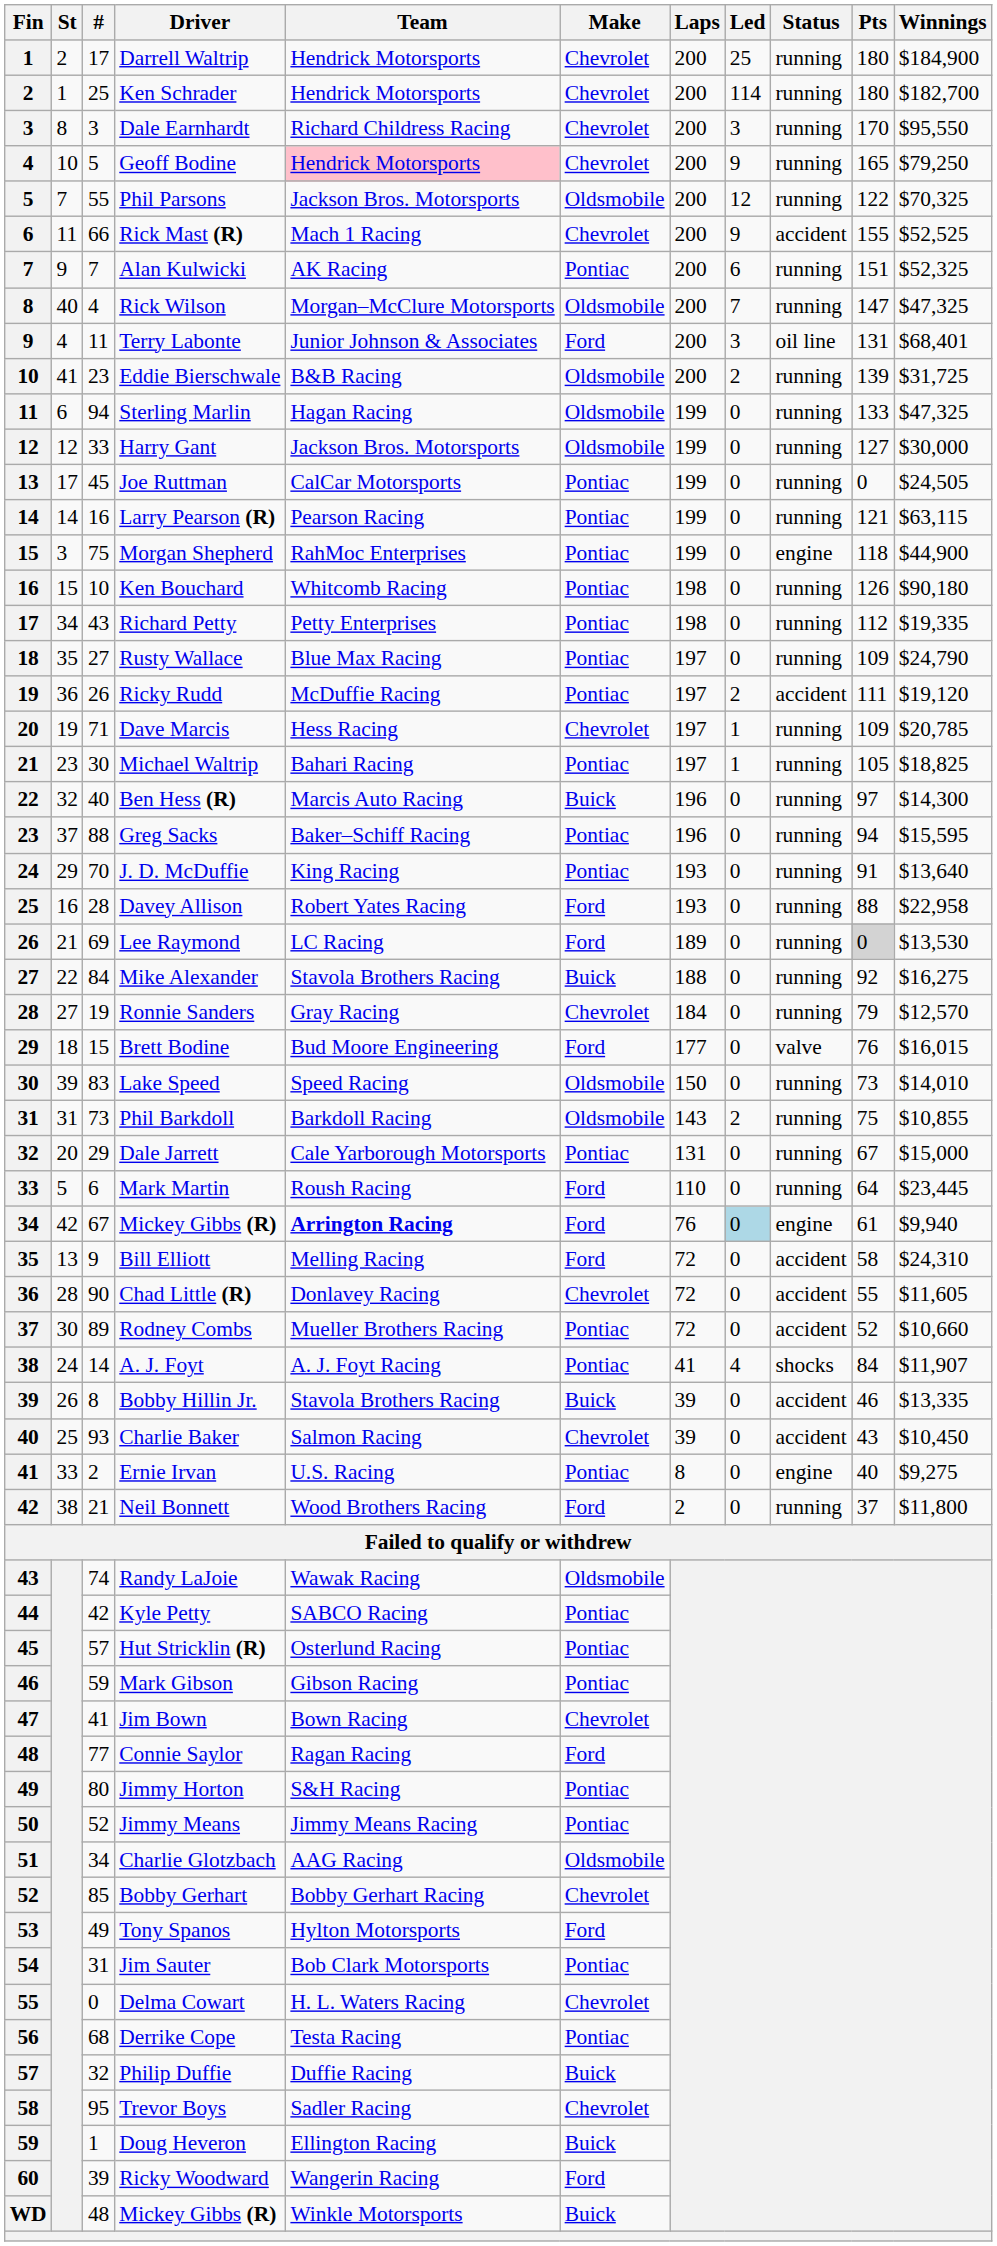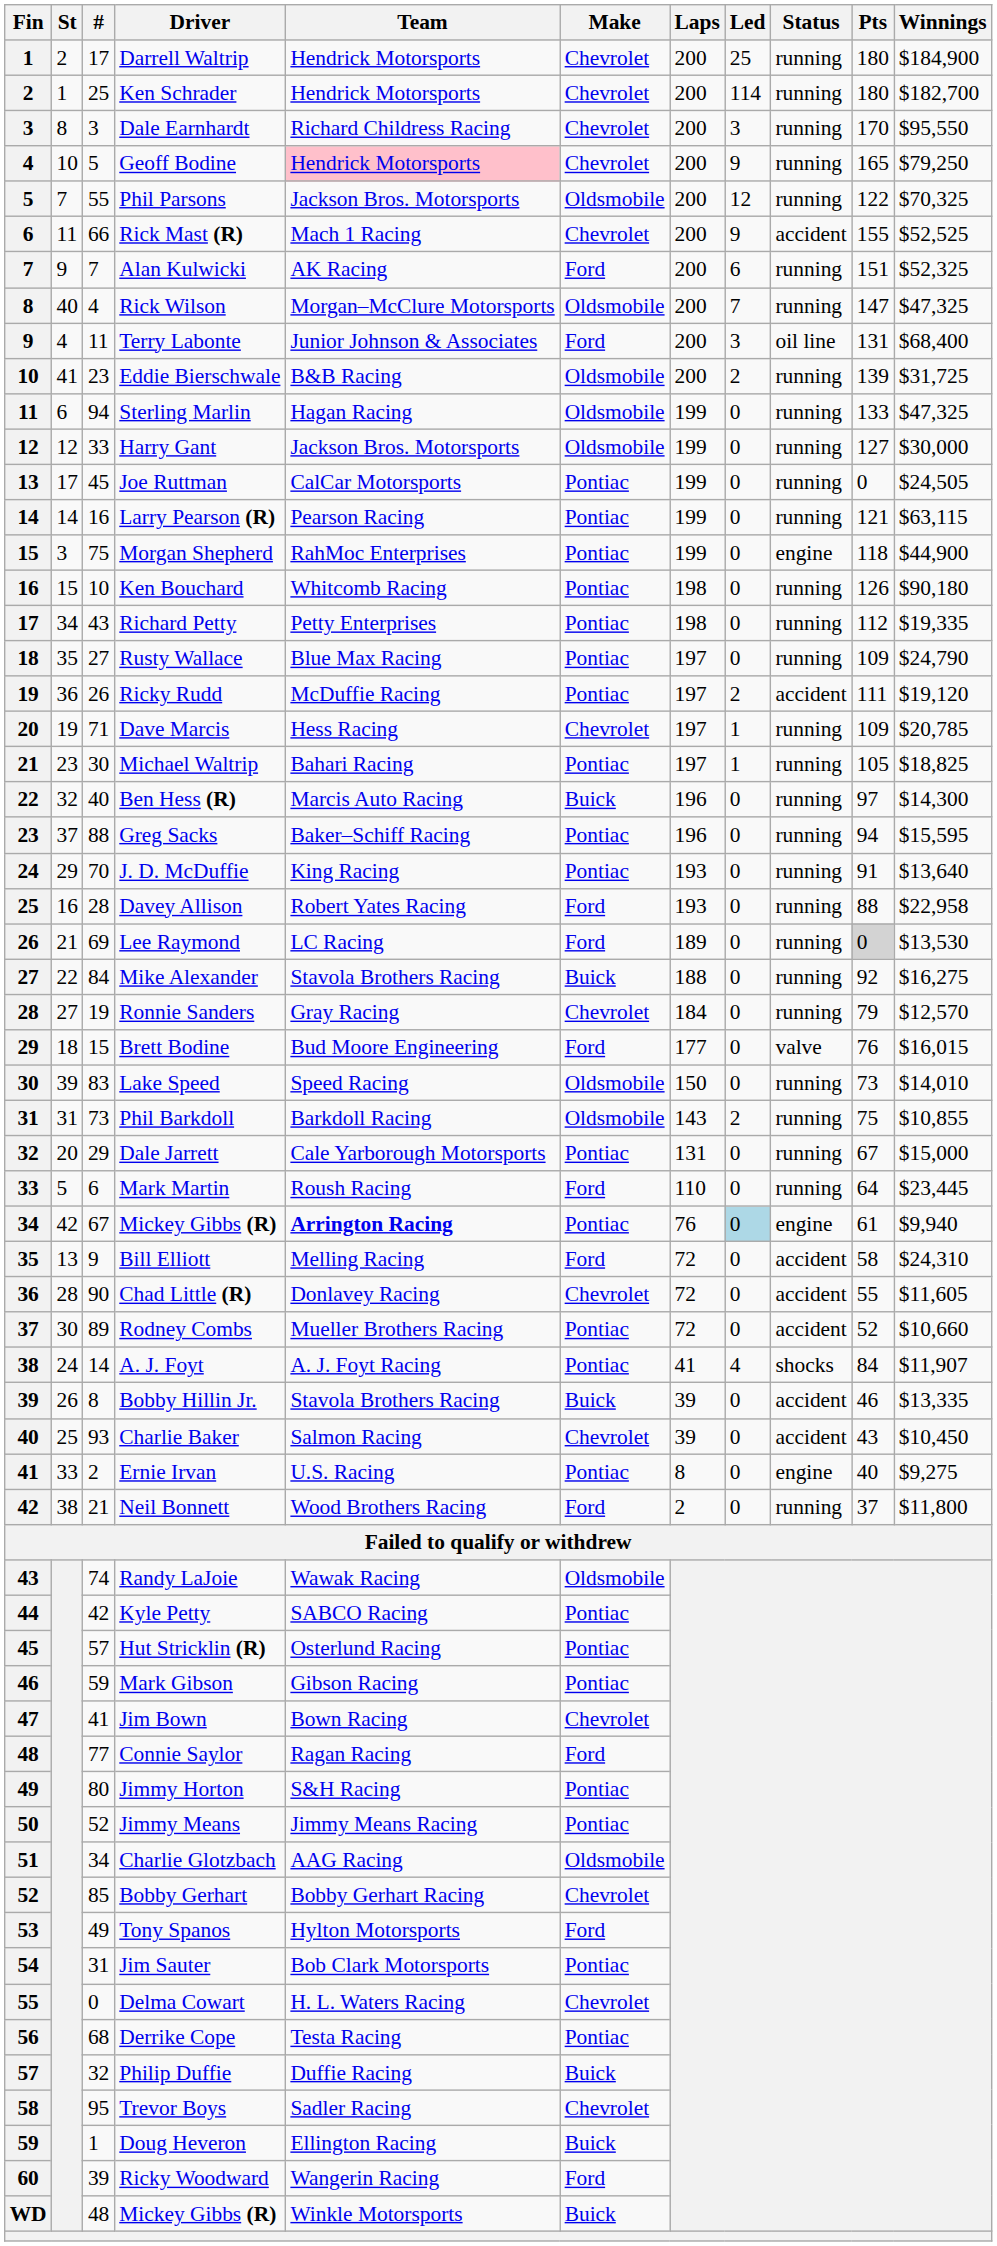(597, 269) Pontiac -> (585, 269) Ford
(934, 340) $68,401 -> (934, 340) $68,400
(585, 1223) Ford -> (597, 1223) Pontiac
